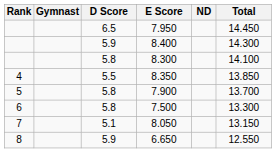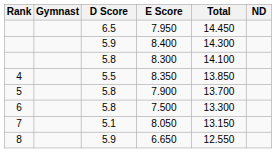columns swapped: (204, 12) <-> (244, 12)
